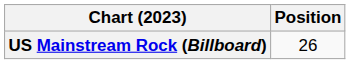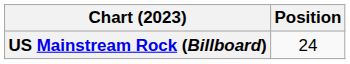(308, 44) 26 -> (308, 44) 24
